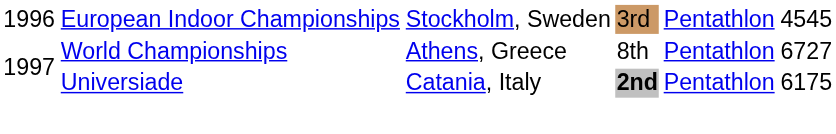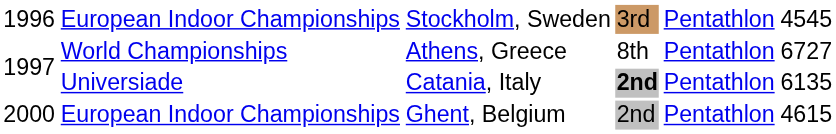(806, 82) 6175 -> (806, 82) 6135
+ row: (230, 114)
